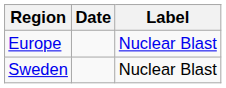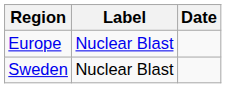columns swapped: (93, 17) <-> (168, 17)
